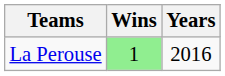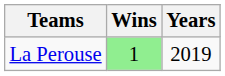(191, 53) 2016 -> (191, 53) 2019
